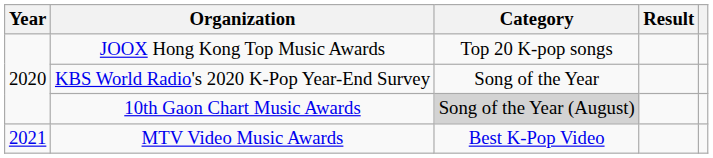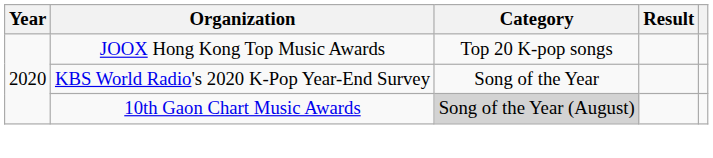- row: (242, 138)
